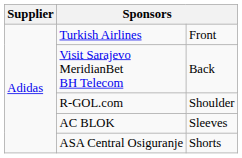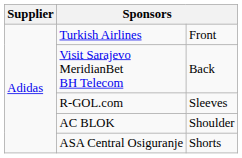(212, 103) Shoulder -> (208, 103) Sleeves
(208, 123) Sleeves -> (212, 123) Shoulder
